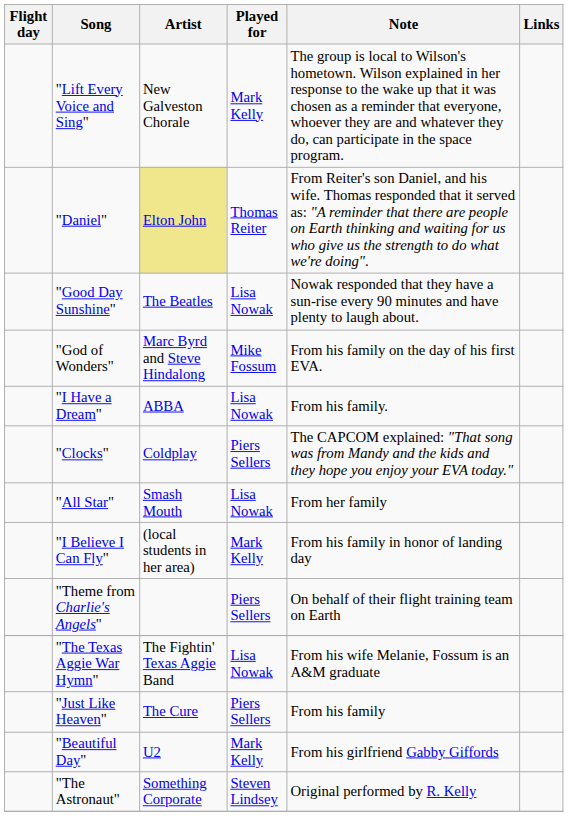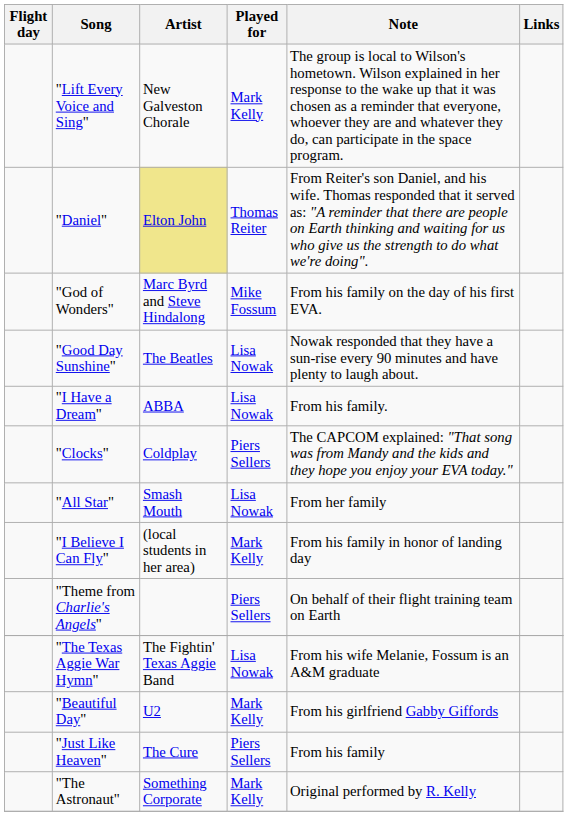rows swapped: (89, 301) <-> (85, 357)
rows swapped: (86, 751) <-> (86, 711)
(254, 791) Steven Lindsey -> (247, 791) Mark Kelly
